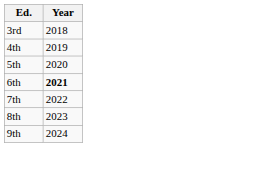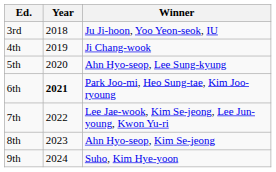+ column: (177, 13)
